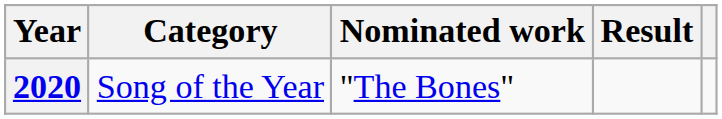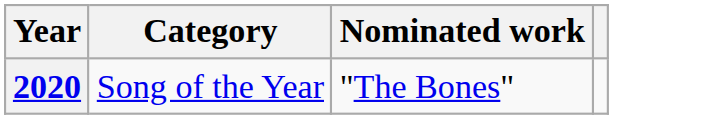- column: (647, 31)
